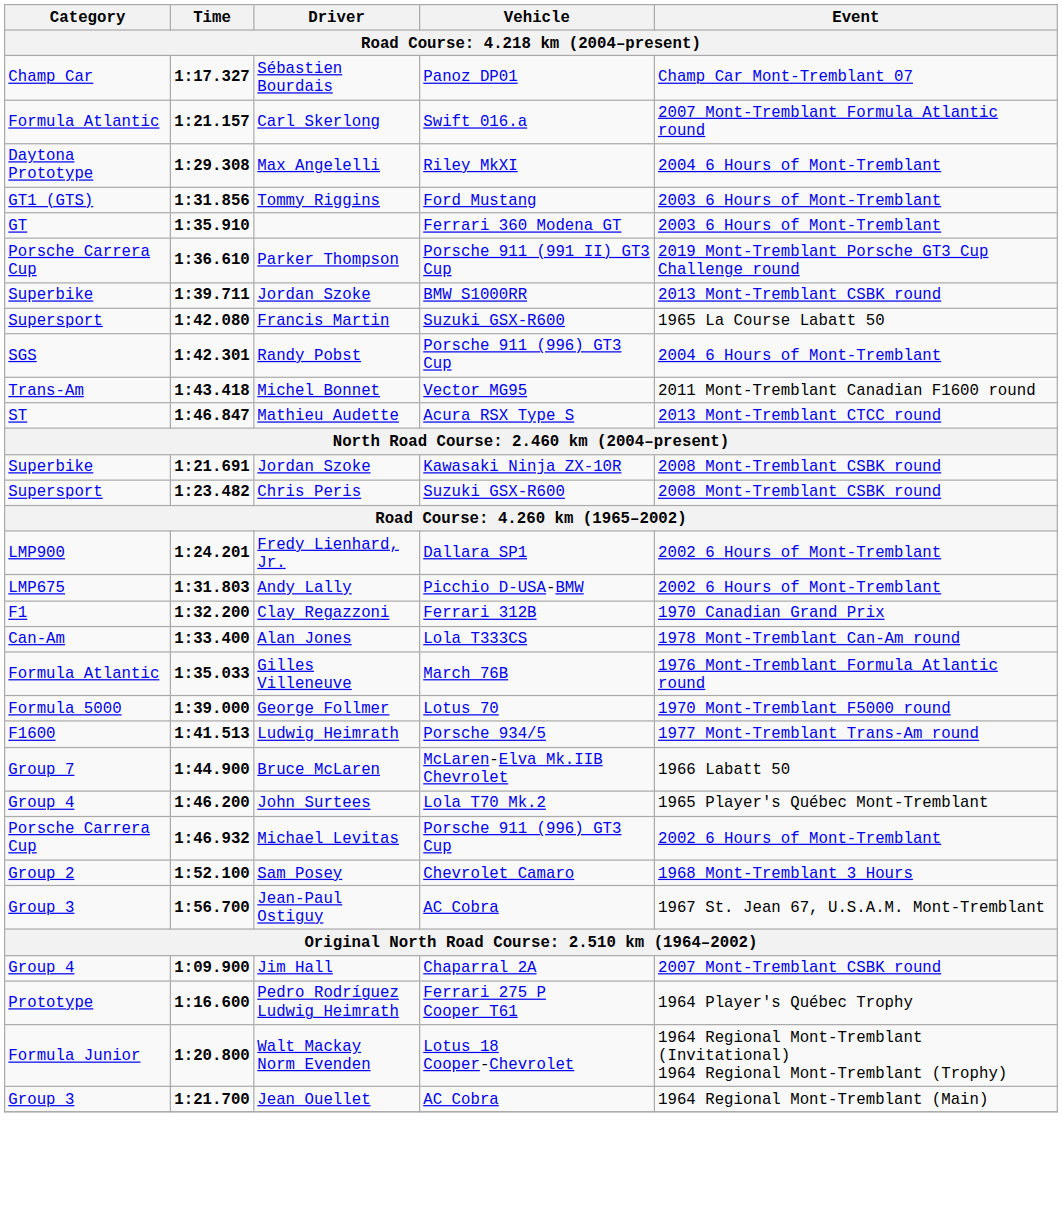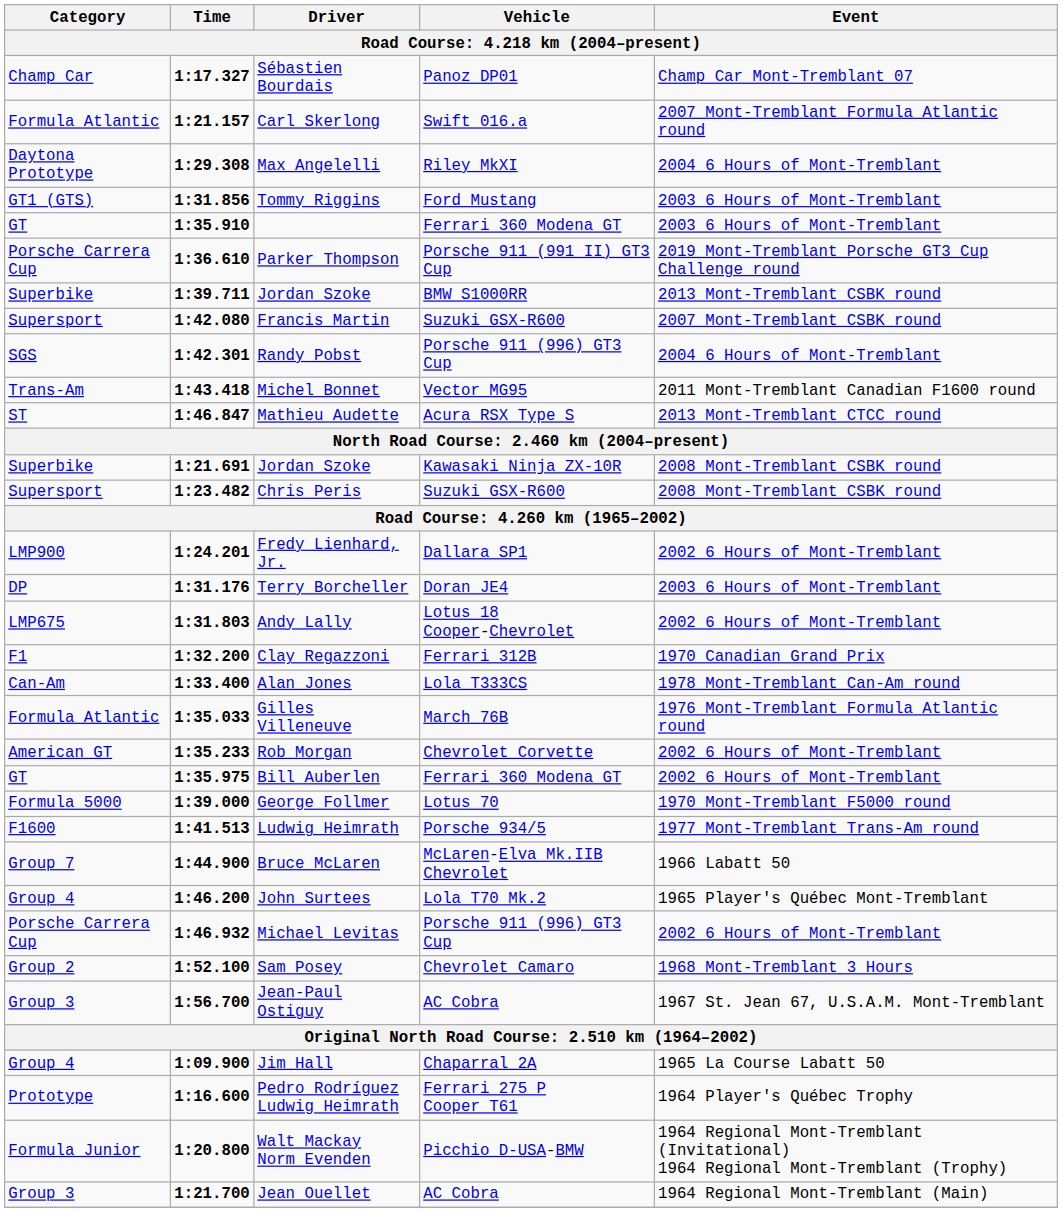(771, 321) 1965 La Course Labatt 50 -> (800, 321) 2007 Mont-Tremblant CSBK round
+ row: (212, 588)
(503, 588) Picchio D-USA-BMW -> (499, 622) Lotus 18 Cooper-Chevrolet
+ row: (212, 752)
+ row: (212, 778)
(800, 968) 2007 Mont-Tremblant CSBK round -> (771, 1063) 1965 La Course Labatt 50
(499, 1056) Lotus 18 Cooper-Chevrolet -> (503, 1151) Picchio D-USA-BMW
